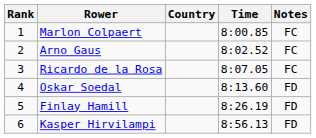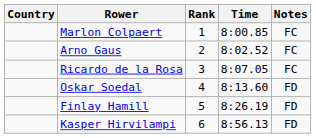columns swapped: (21, 14) <-> (192, 14)
